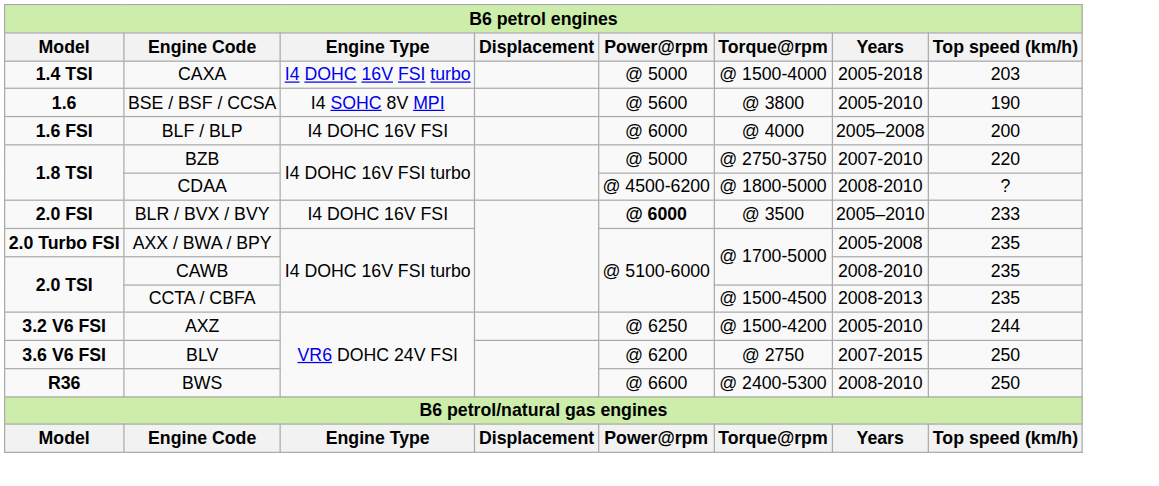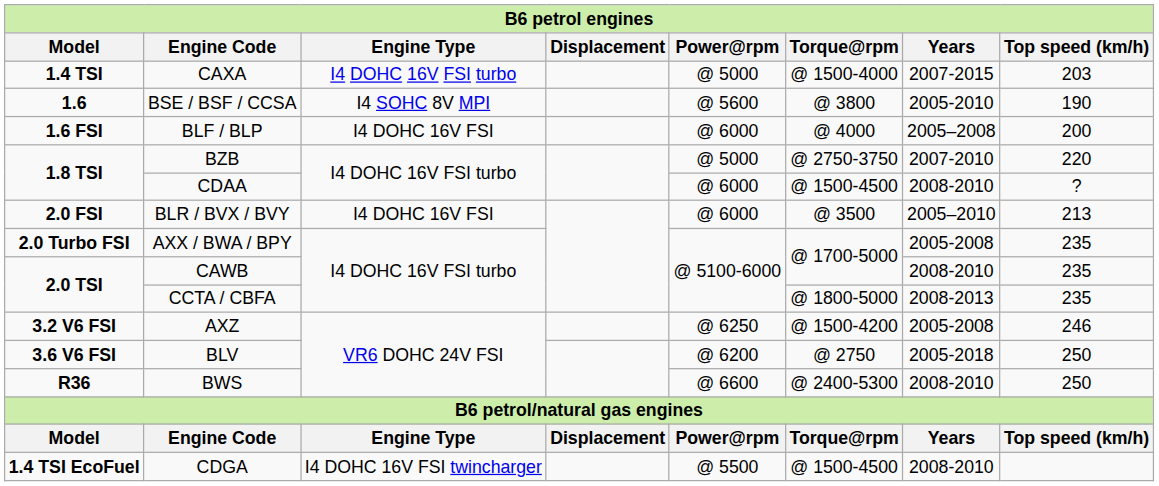(880, 75) 2005-2018 -> (951, 75) 2007-2015
(656, 187) @ 4500-6200 -> (727, 187) @ 6000
(773, 187) @ 1800-5000 -> (844, 187) @ 1500-4500
(656, 215) bold -> (727, 215) normal
(1005, 215) 233 -> (1077, 215) 213
(773, 299) @ 1500-4500 -> (844, 299) @ 1800-5000
(880, 327) 2005-2010 -> (951, 327) 2005-2008
(1005, 327) 244 -> (1077, 327) 246
(880, 355) 2007-2015 -> (951, 355) 2005-2018
+ row: (222, 467)
